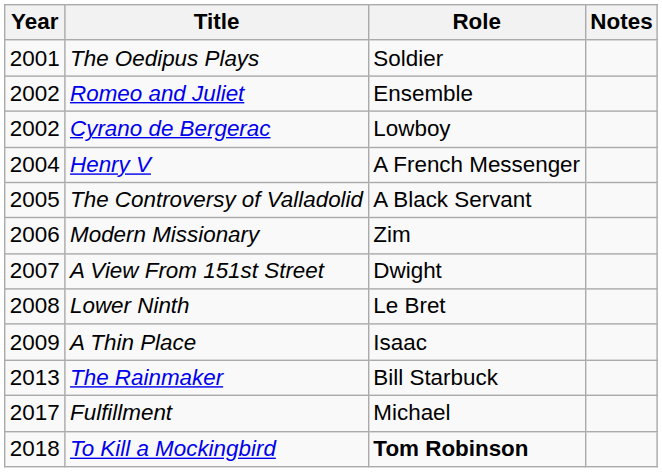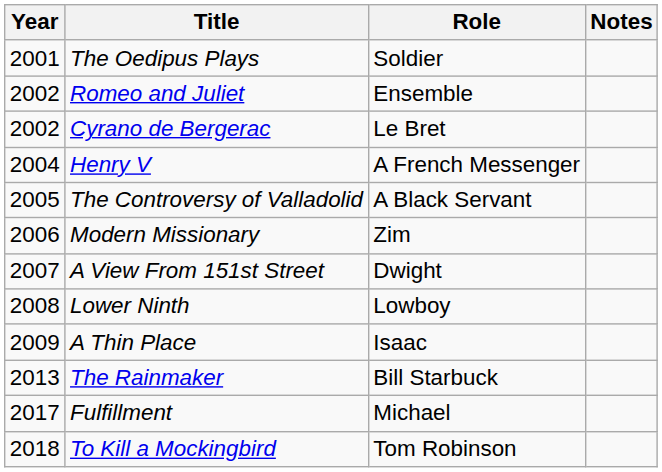(412, 128) Lowboy -> (409, 128) Le Bret
(409, 306) Le Bret -> (412, 306) Lowboy
(451, 448) bold -> (445, 448) normal
